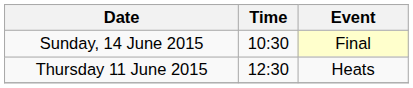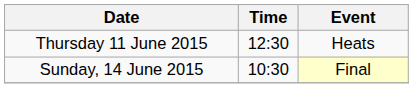rows swapped: (122, 69) <-> (122, 43)
